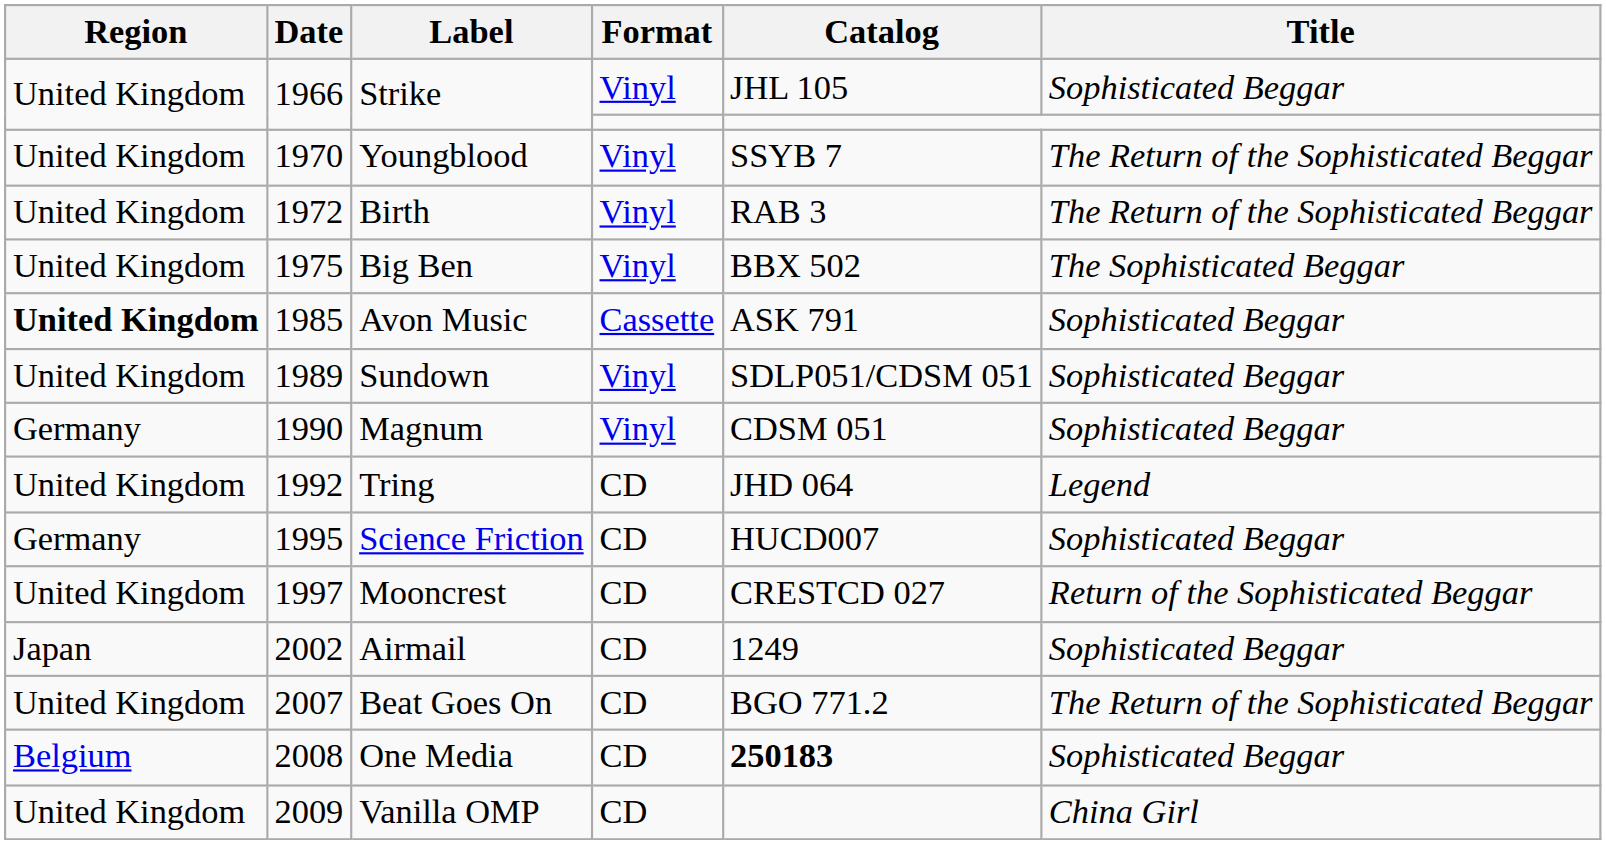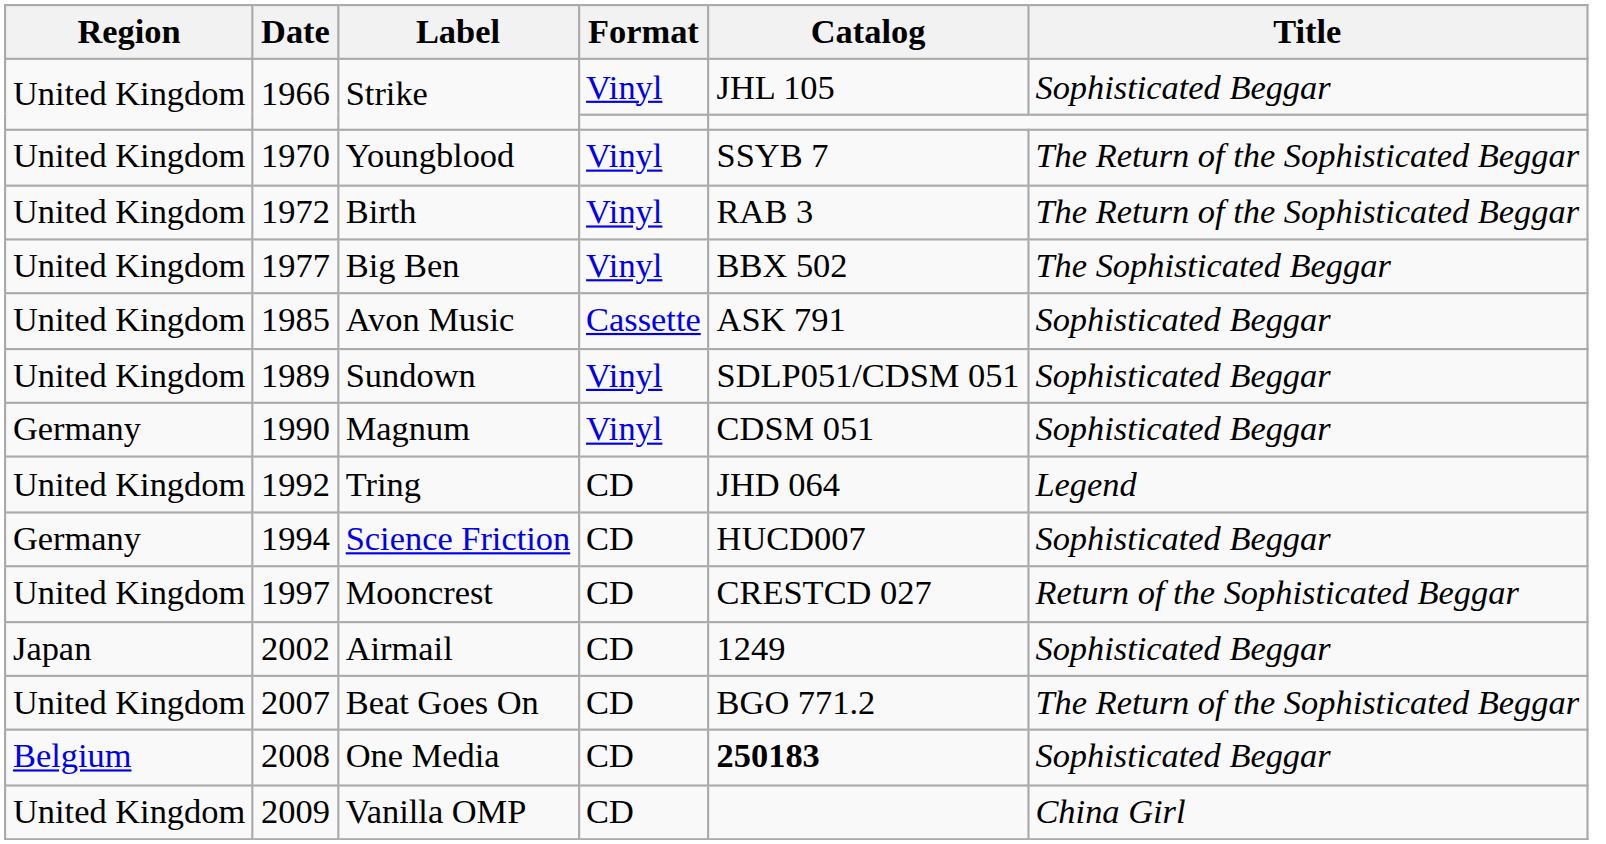(309, 265) 1975 -> (295, 265) 1977
(136, 320) bold -> (129, 320) normal
(309, 538) 1995 -> (295, 538) 1994
